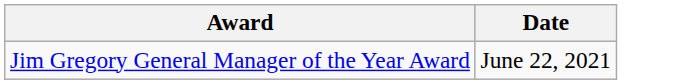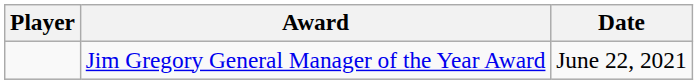+ column: (43, 23)
